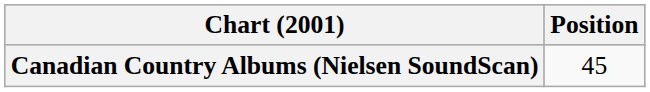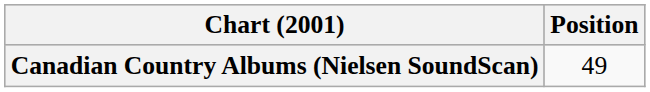(594, 65) 45 -> (594, 65) 49
